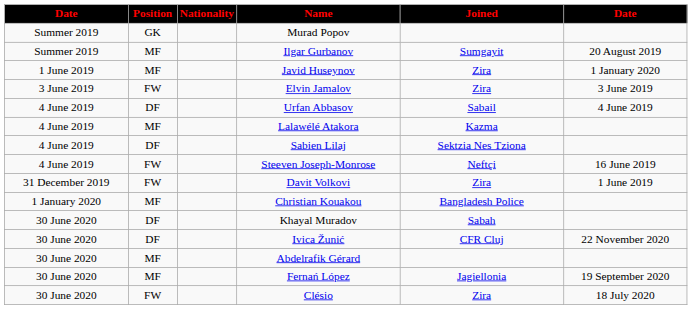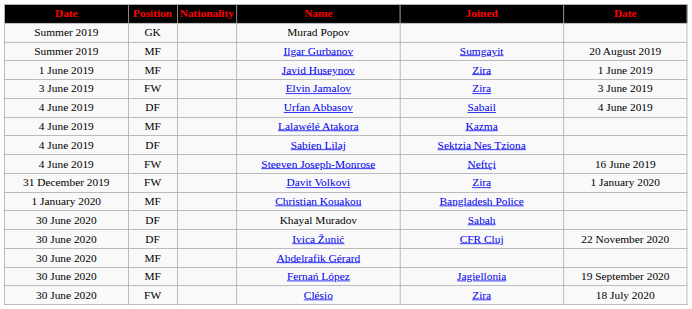(625, 70) 1 January 2020 -> (625, 70) 1 June 2019
(625, 183) 1 June 2019 -> (625, 183) 1 January 2020
